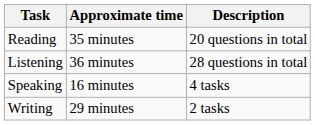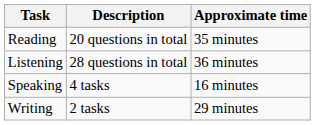columns swapped: (248, 16) <-> (126, 16)
